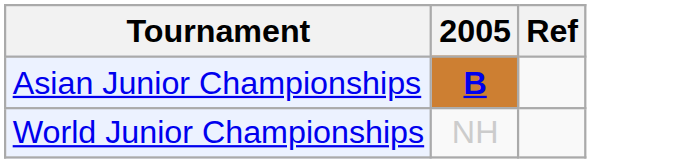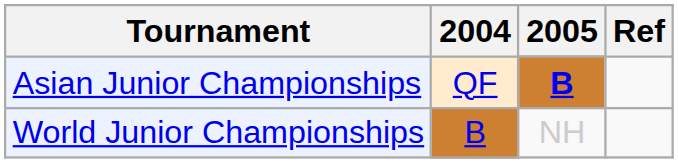+ column: (475, 31)
